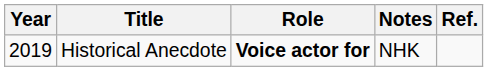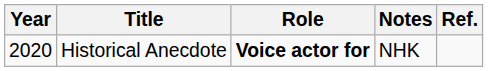(31, 50) 2019 -> (31, 50) 2020
